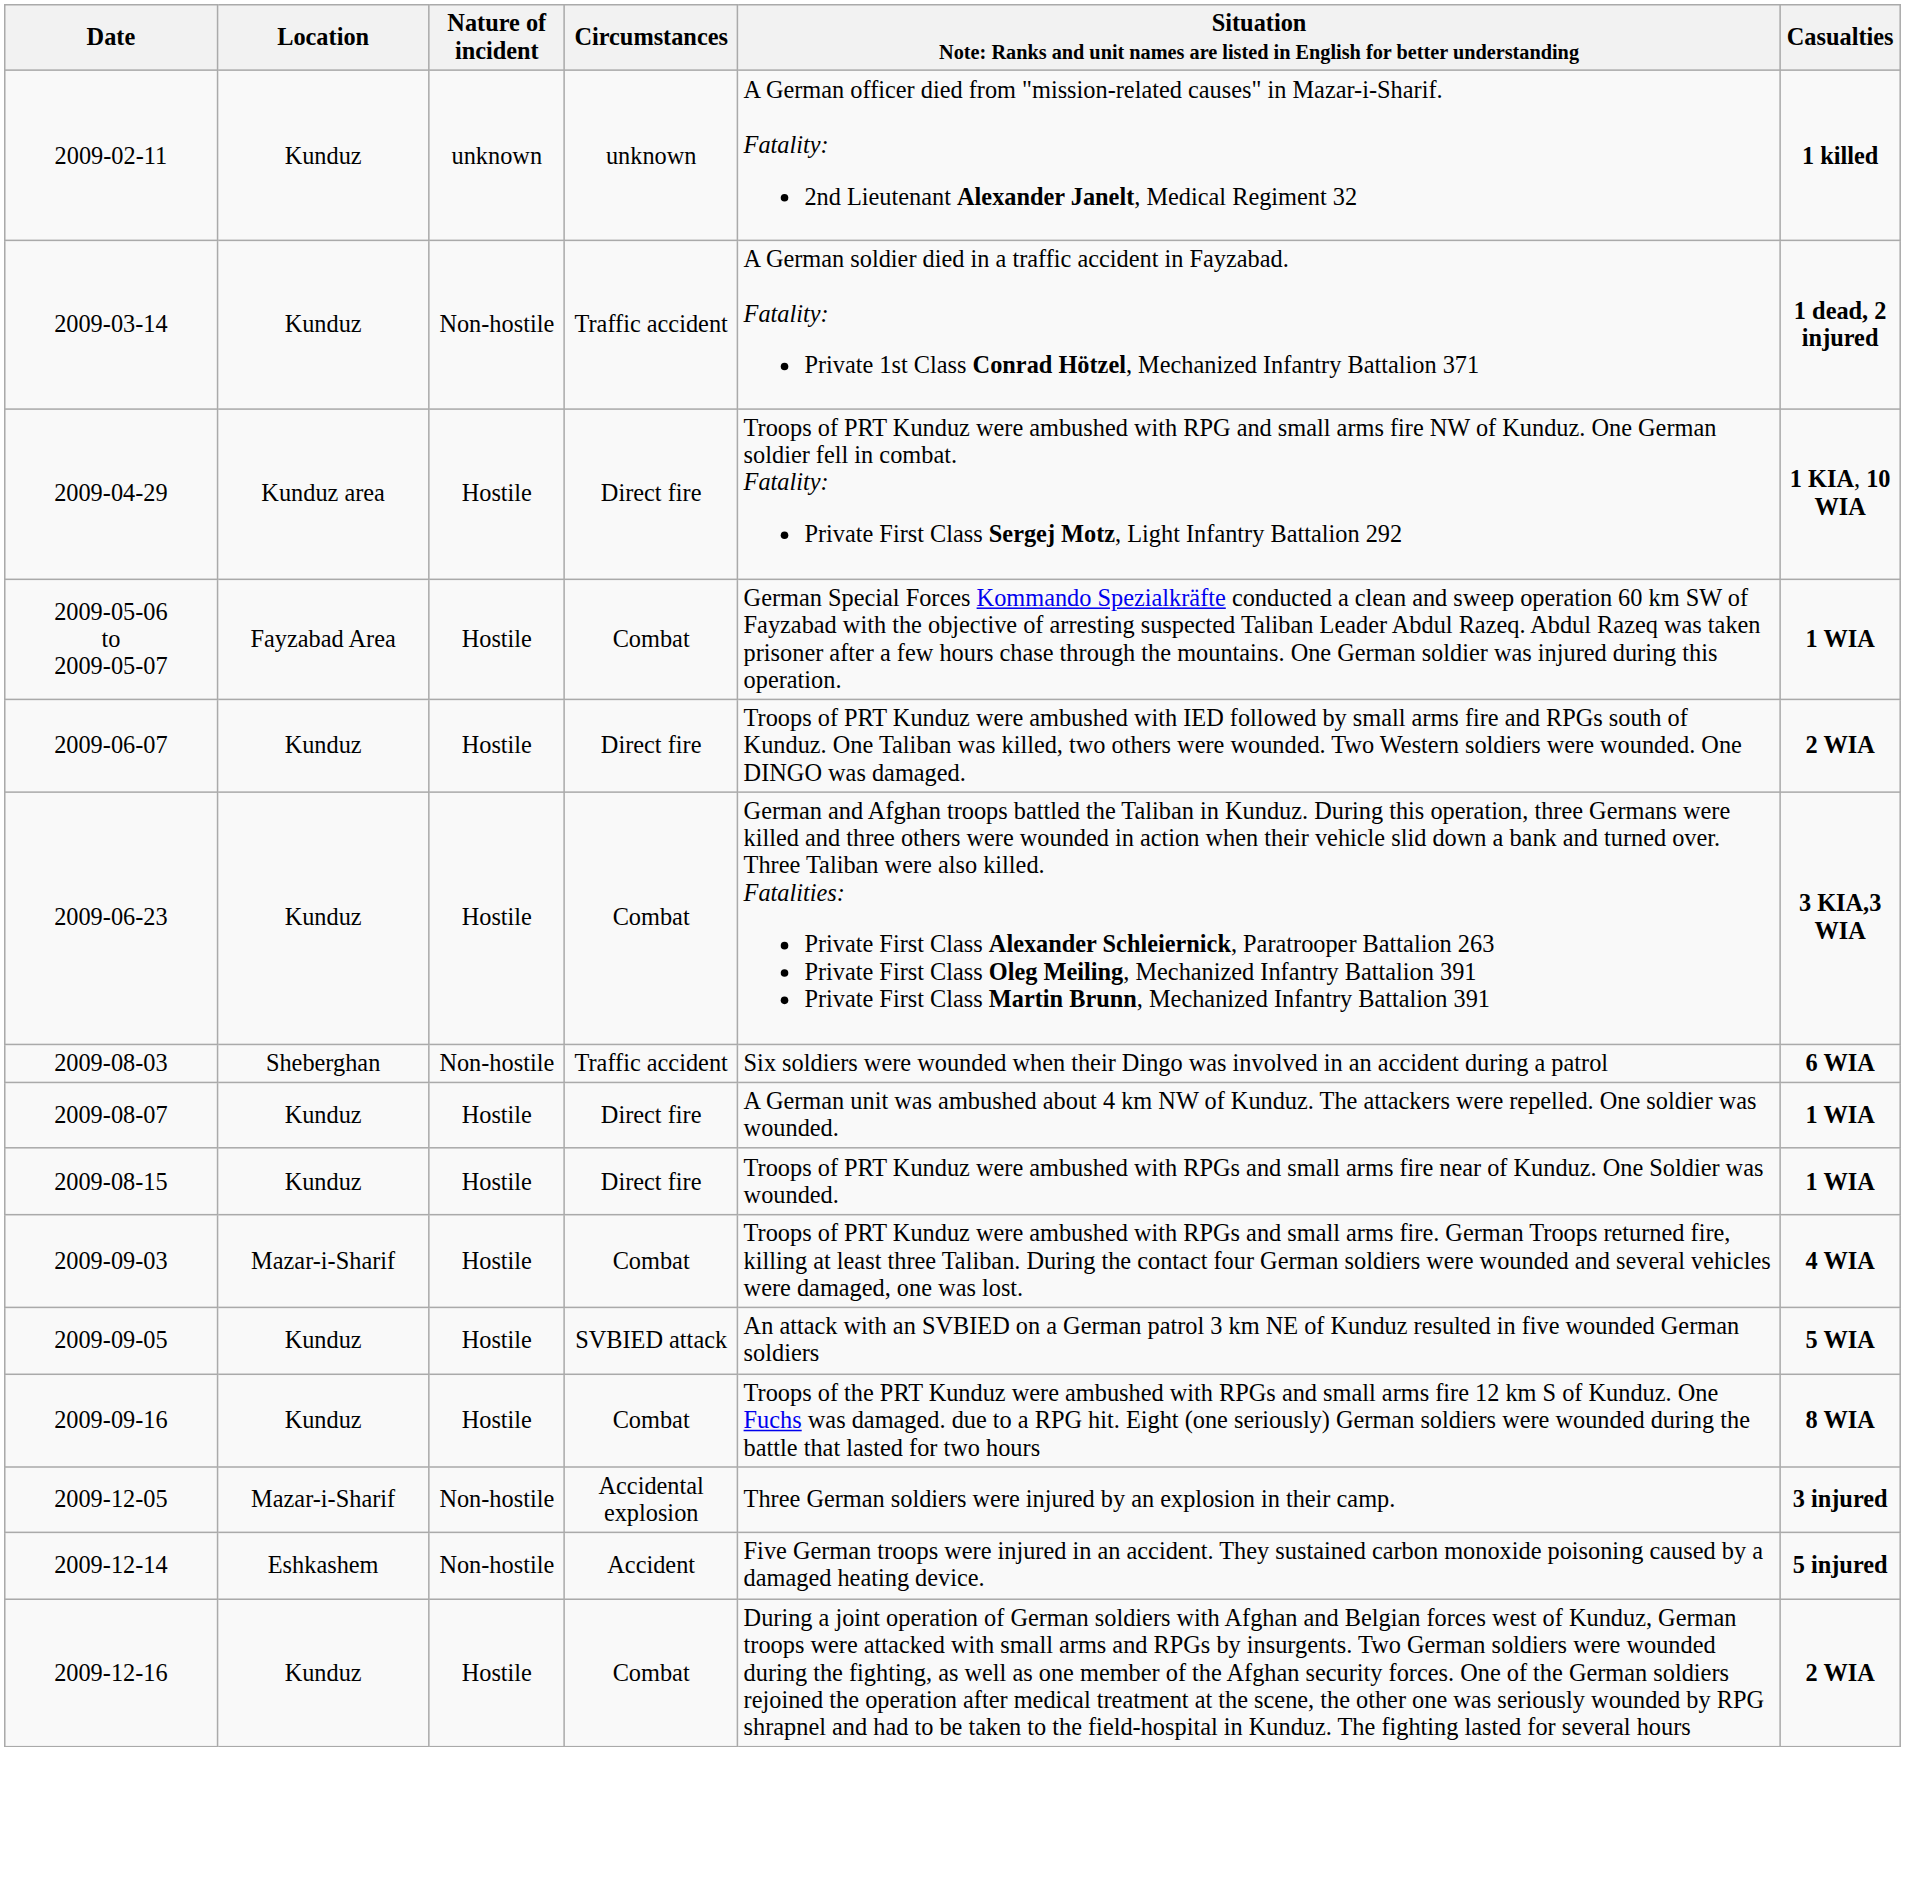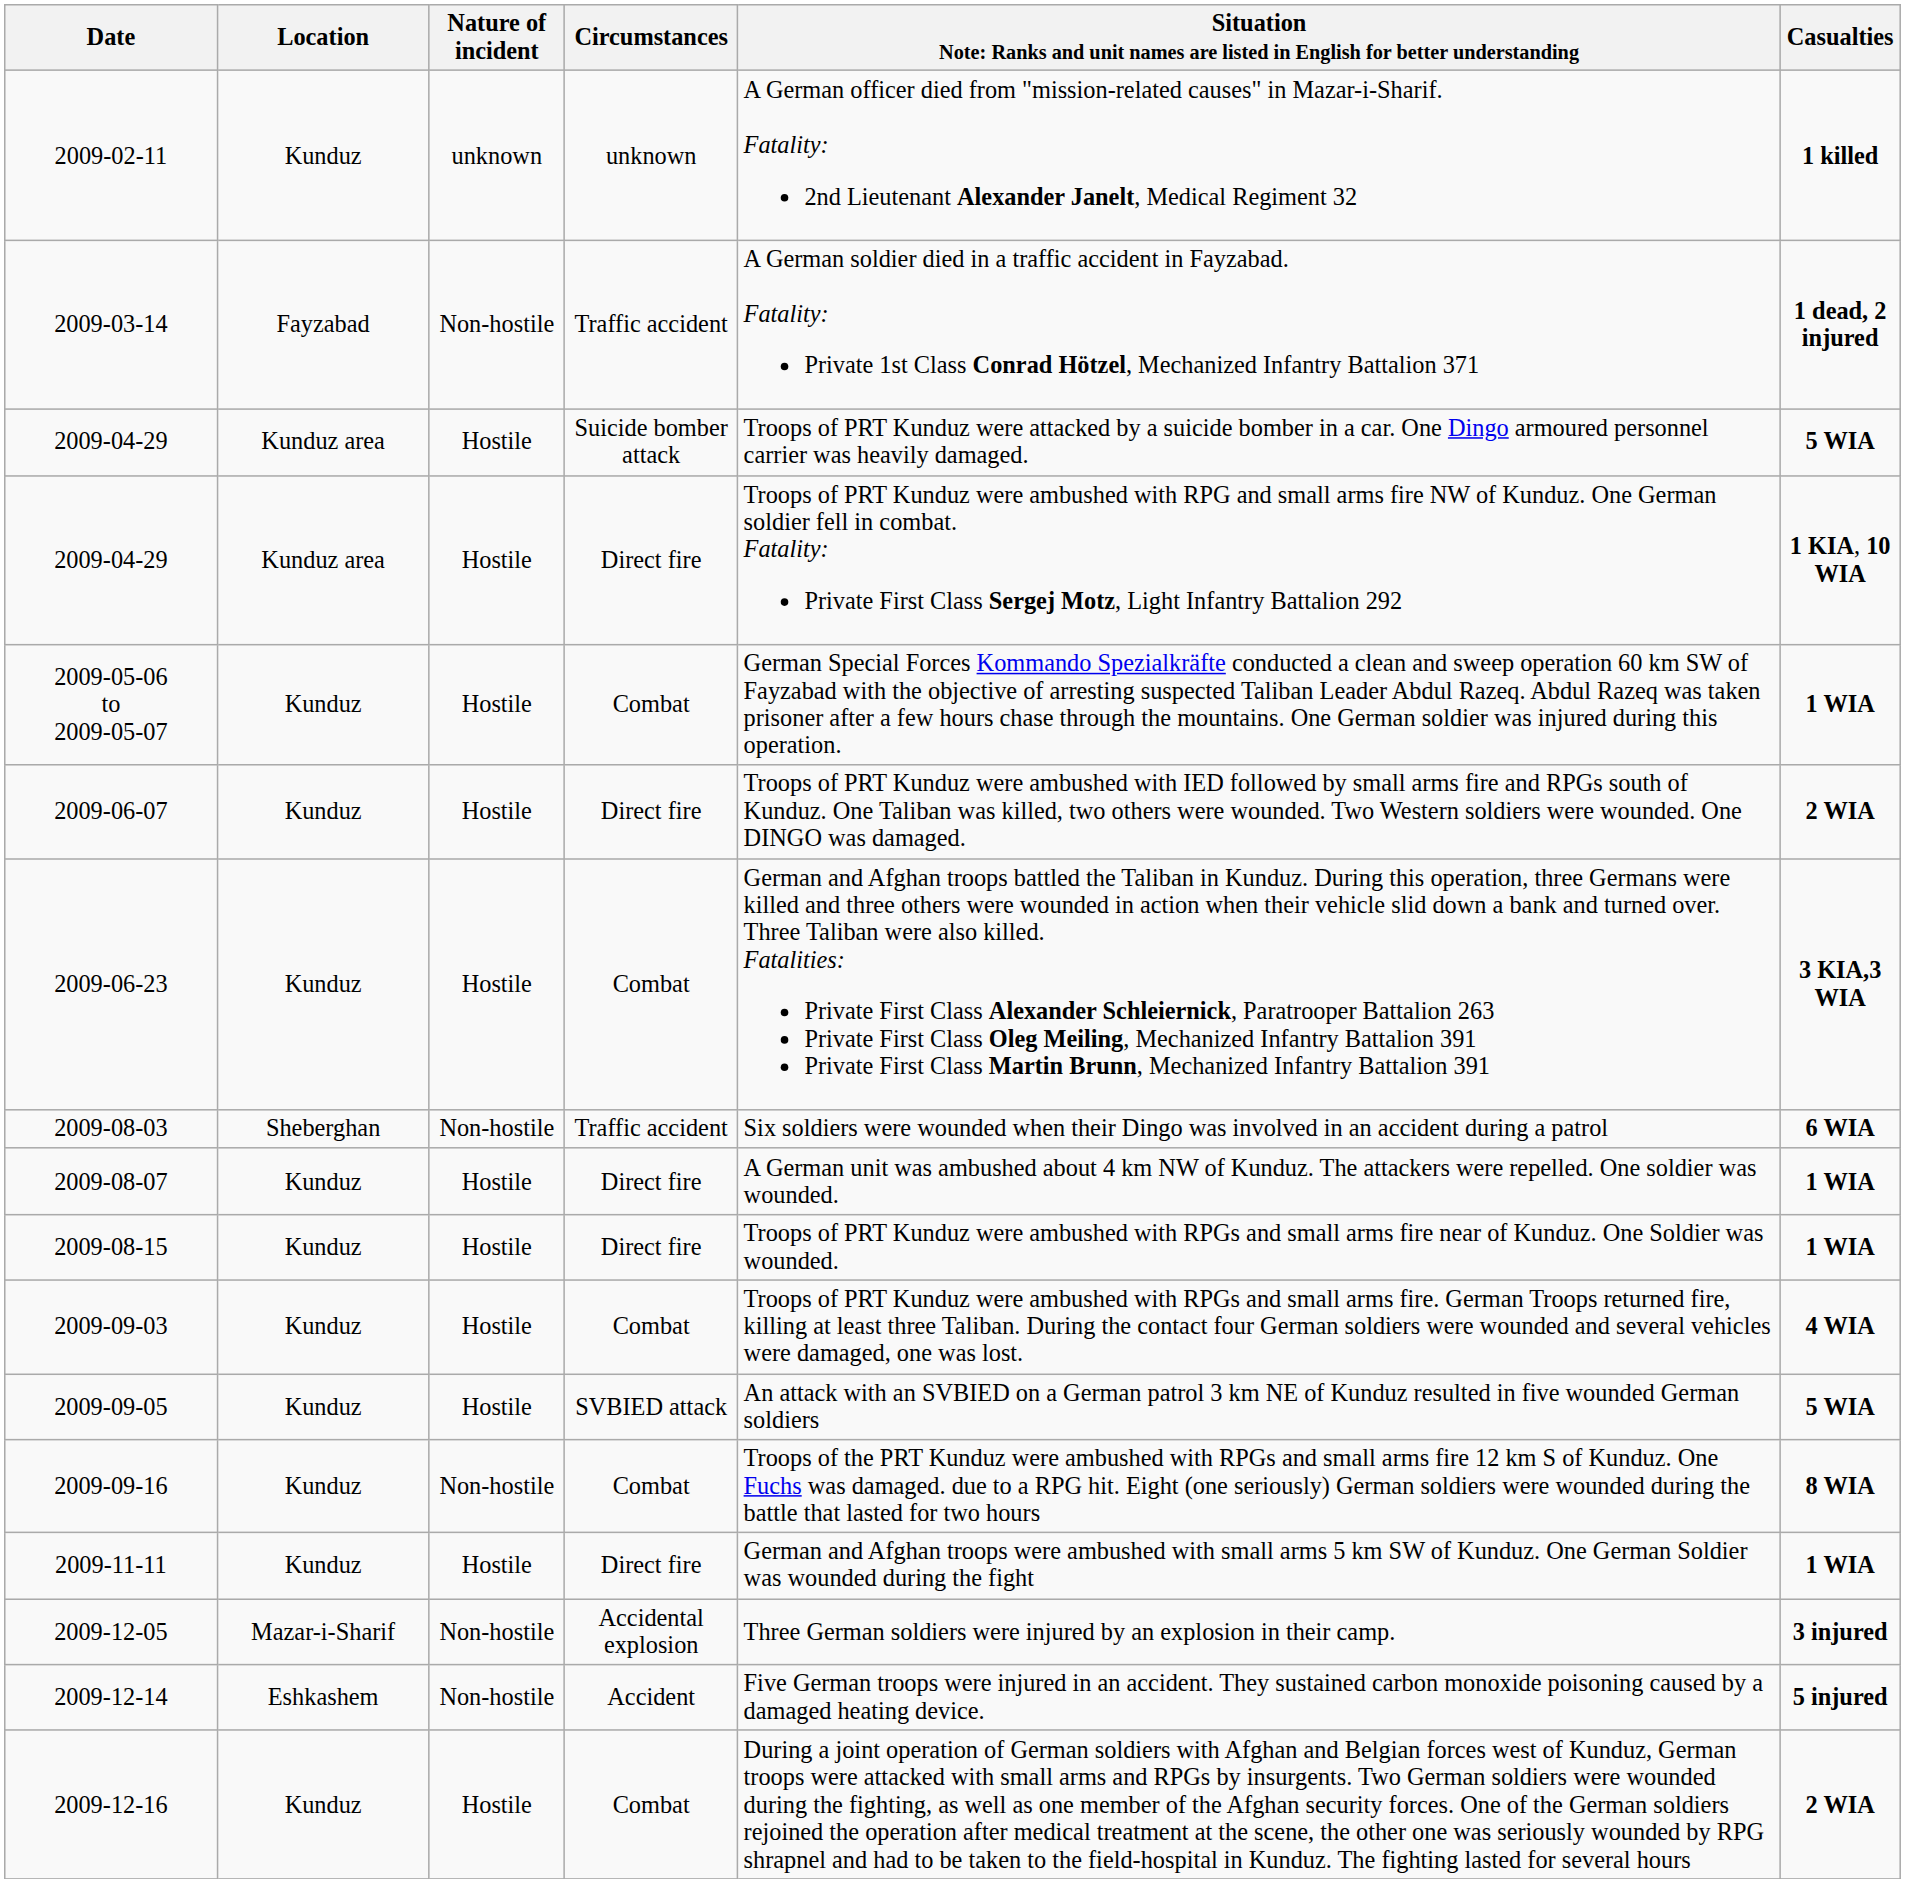(323, 324) Kunduz -> (323, 324) Fayzabad
+ row: (111, 441)
(323, 638) Fayzabad Area -> (323, 704) Kunduz
(323, 1260) Mazar-i-Sharif -> (323, 1326) Kunduz
(497, 1419) Hostile -> (497, 1485) Non-hostile
+ row: (111, 1565)
